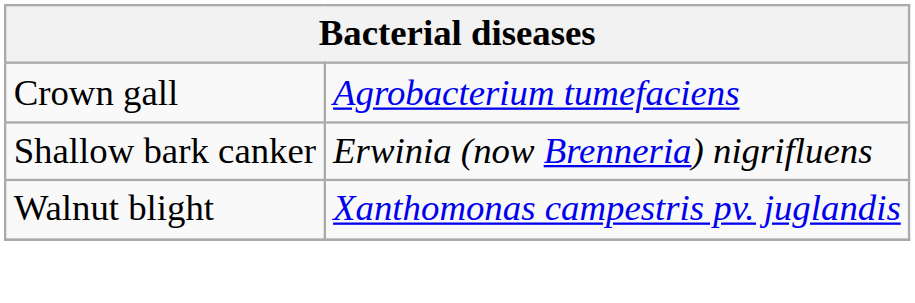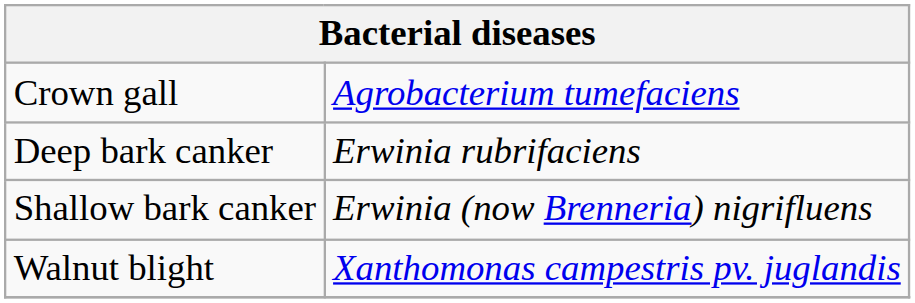+ row: (143, 150)
